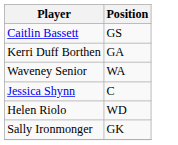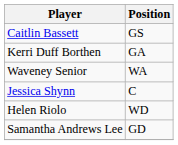+ row: (65, 129)
- row: (50, 129)
